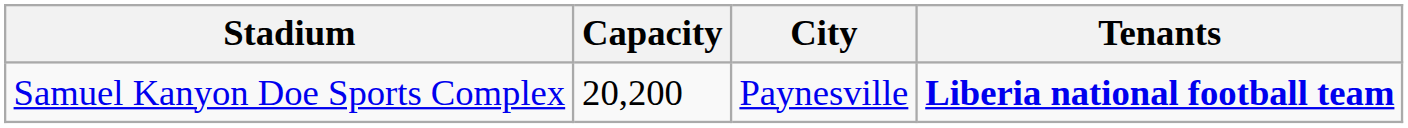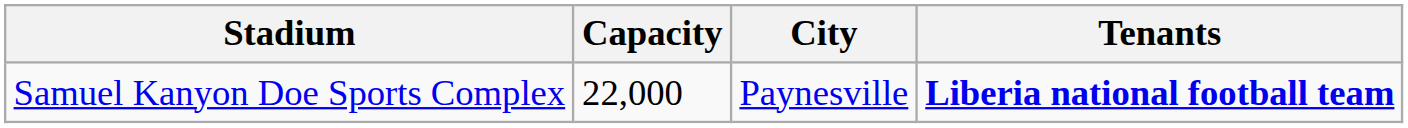(632, 91) 20,200 -> (632, 91) 22,000
